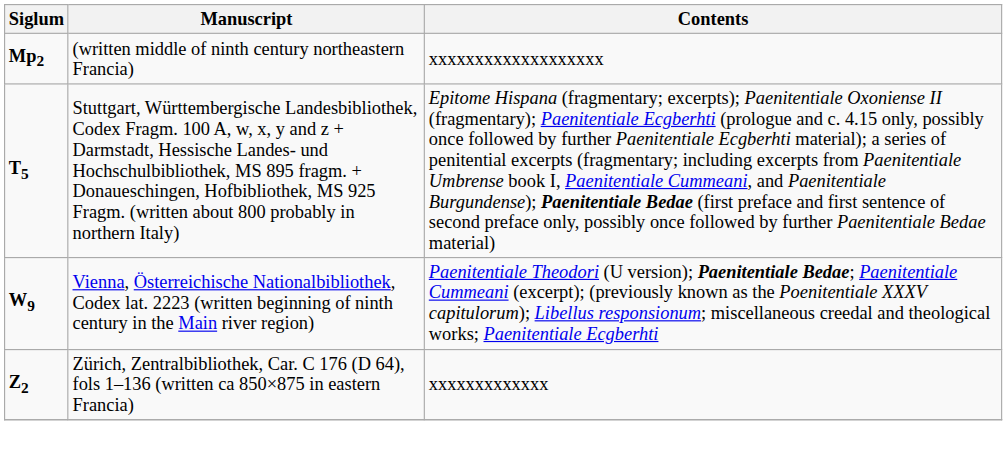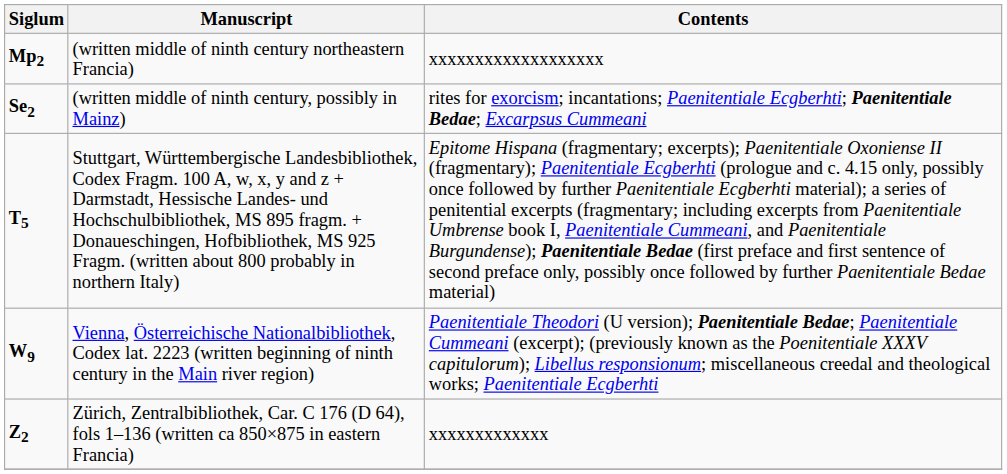+ row: (235, 108)
